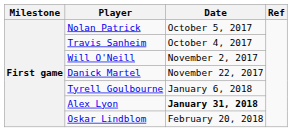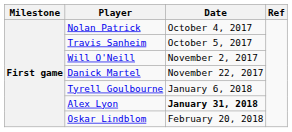(210, 27) October 5, 2017 -> (210, 27) October 4, 2017
(210, 42) October 4, 2017 -> (210, 42) October 5, 2017
